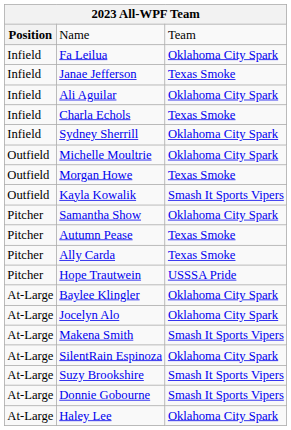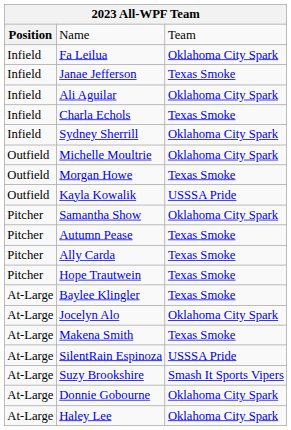(226, 194) Smash It Sports Vipers -> (202, 194) USSSA Pride
(202, 275) USSSA Pride -> (202, 275) Texas Smoke
(223, 295) Oklahoma City Spark -> (202, 295) Texas Smoke
(226, 335) Smash It Sports Vipers -> (202, 335) Texas Smoke
(223, 355) Oklahoma City Spark -> (202, 355) USSSA Pride
(226, 395) Smash It Sports Vipers -> (223, 395) Oklahoma City Spark
